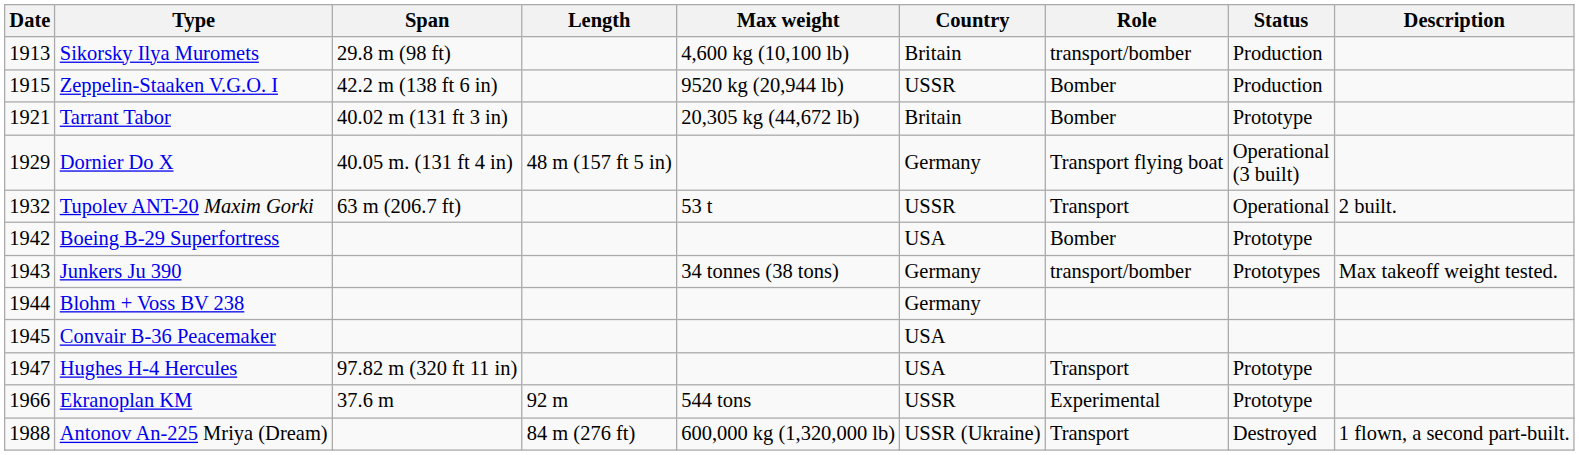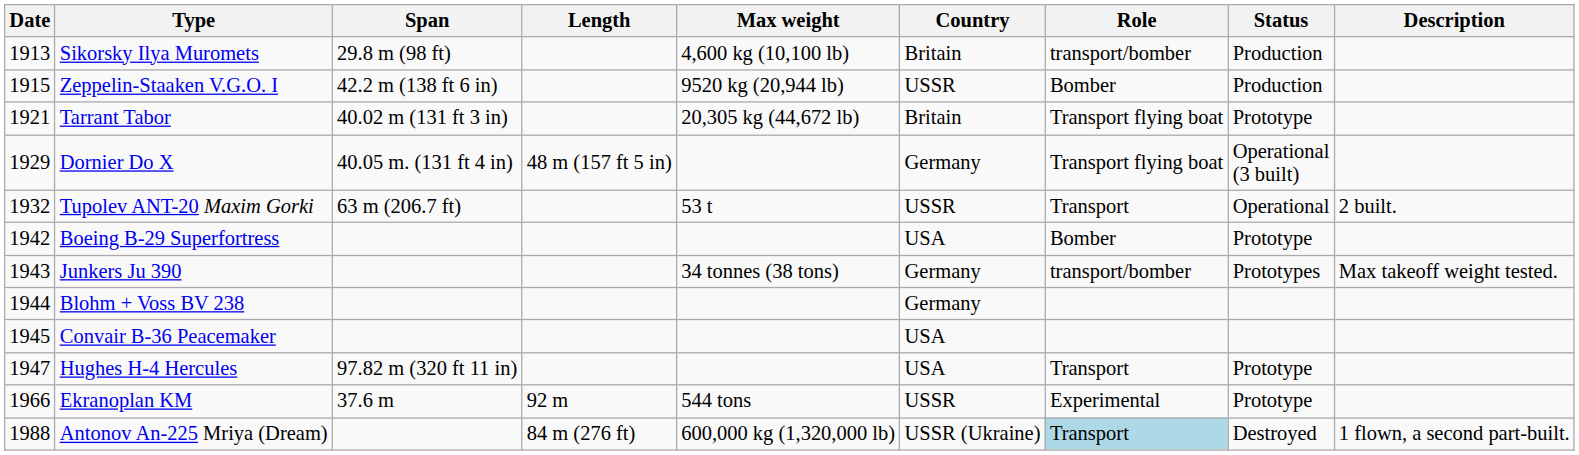(1083, 118) Bomber -> (1137, 118) Transport flying boat
(1089, 433) no background -> (1089, 433) lightblue background
